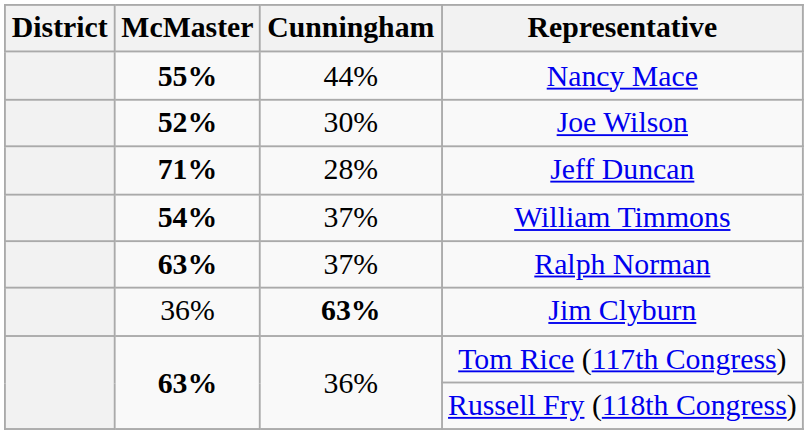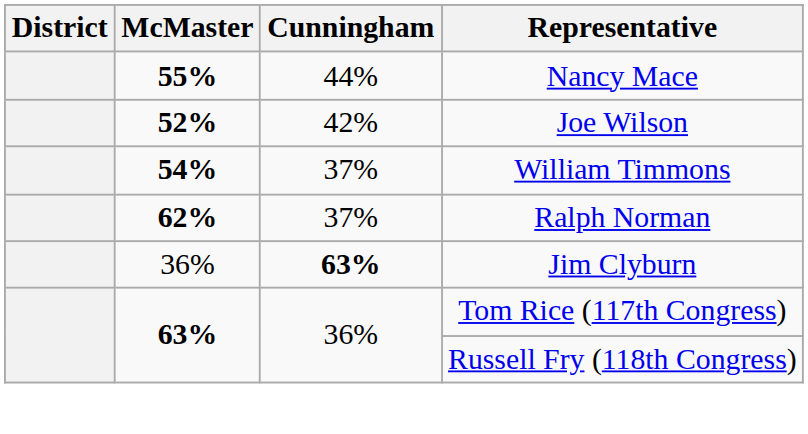(351, 122) 30% -> (351, 122) 42%
- row: (622, 169)
(187, 264) 63% -> (187, 216) 62%
